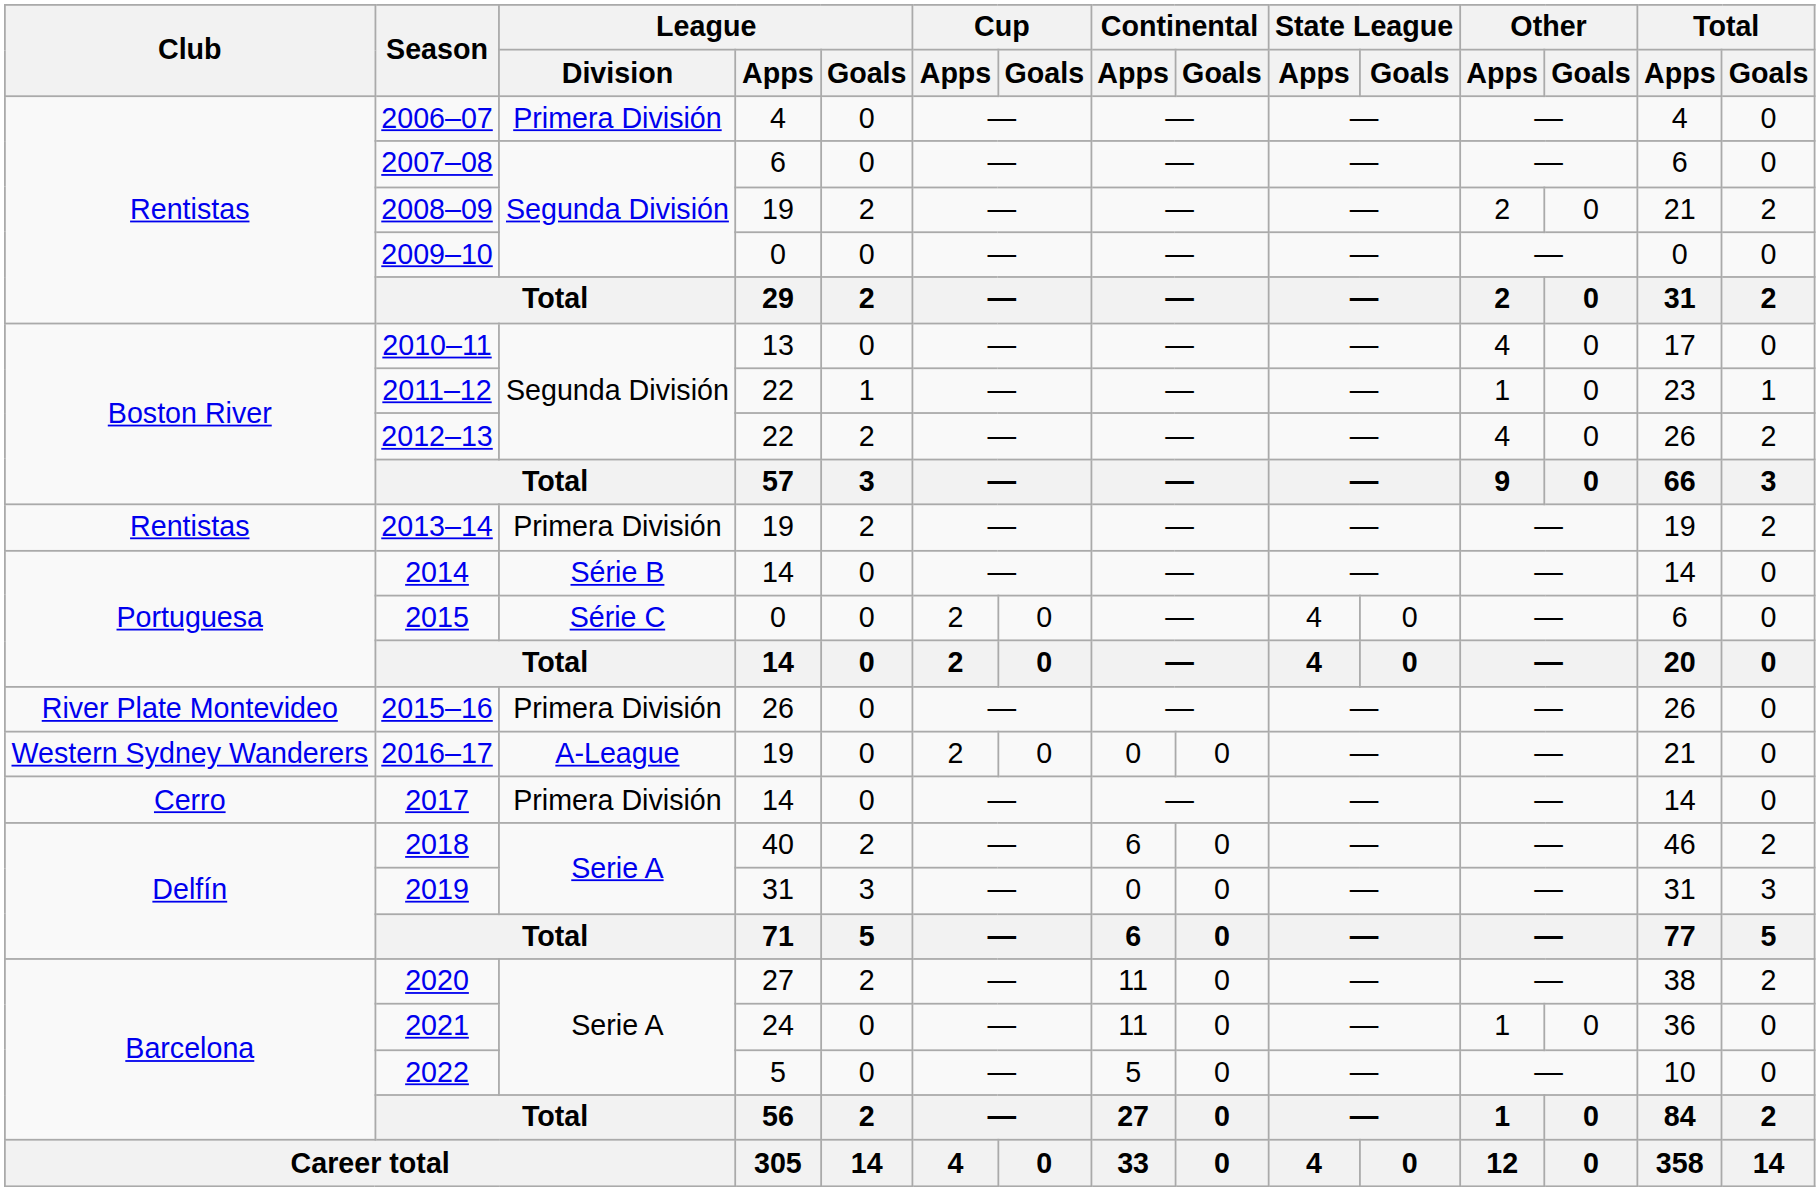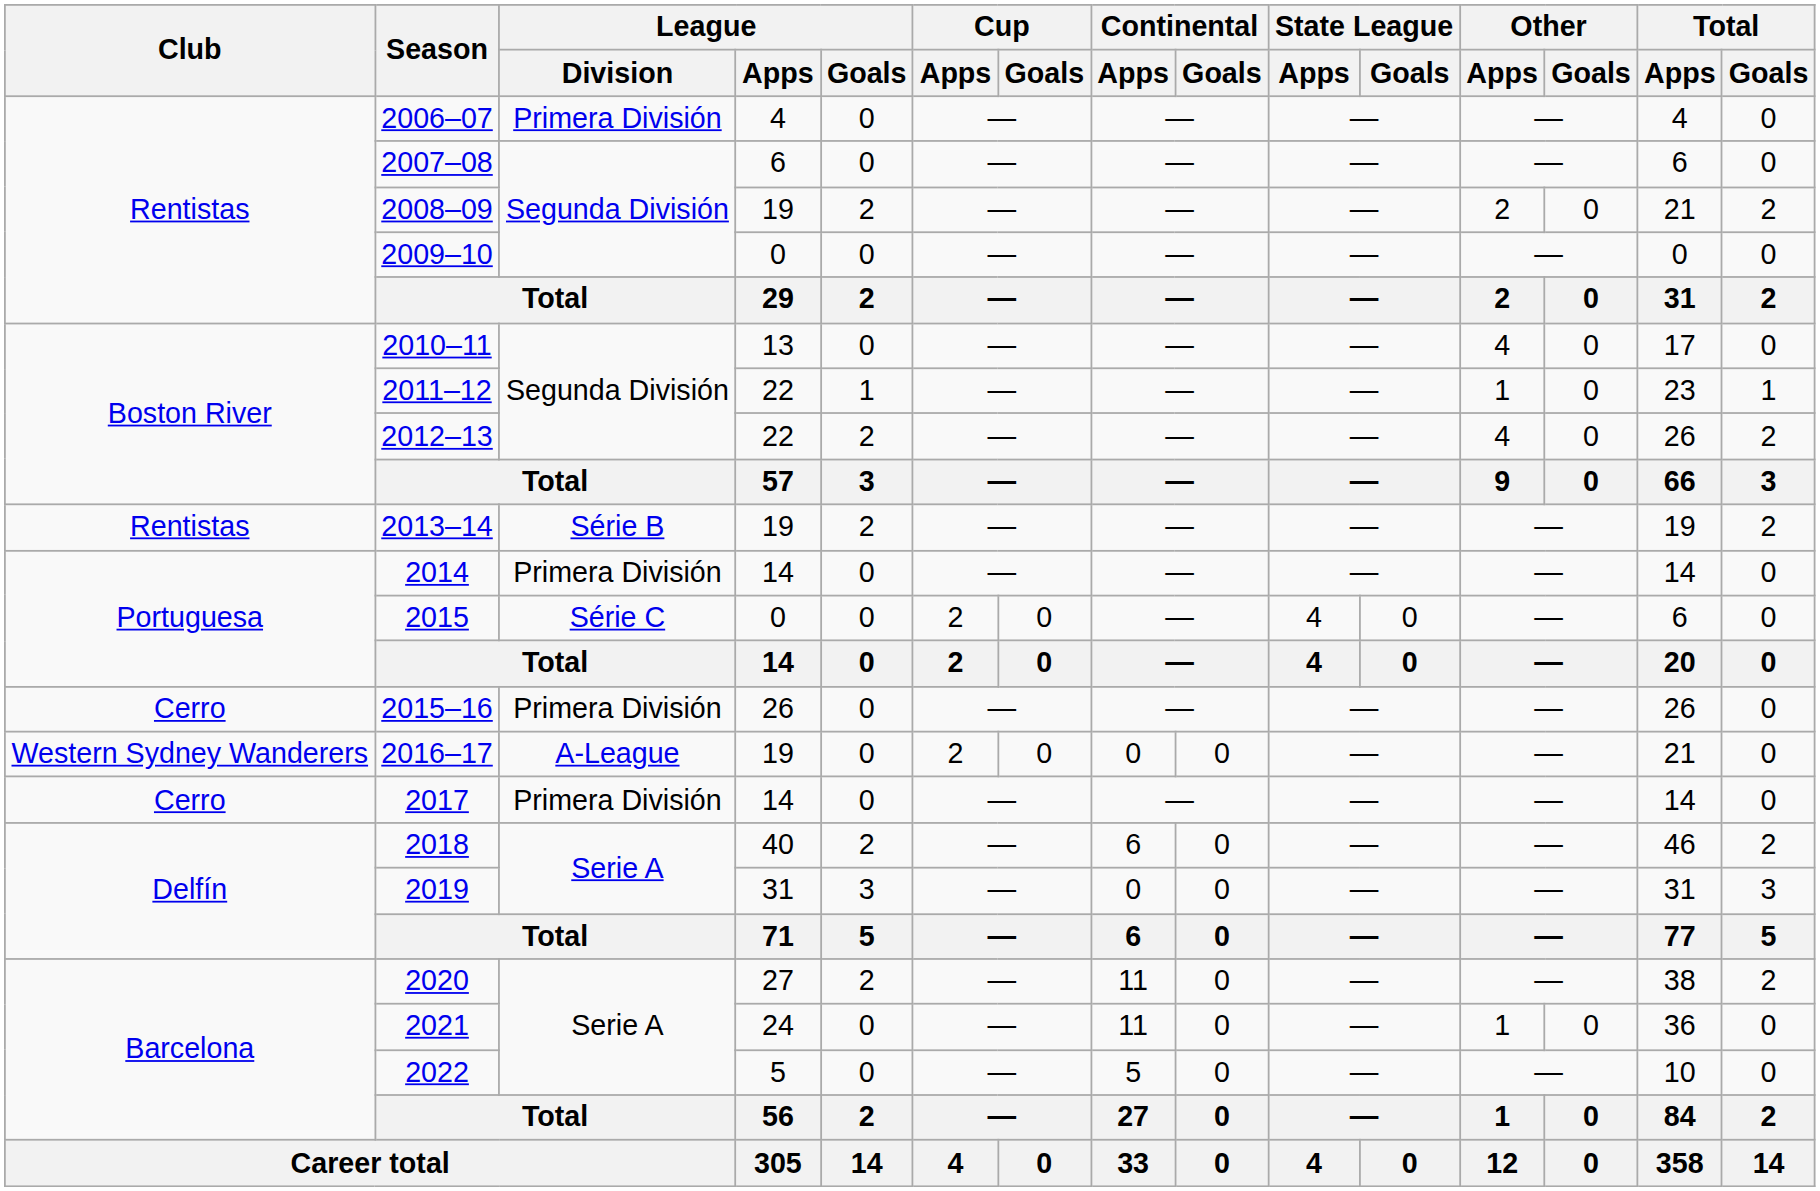(617, 526) Primera División -> (617, 526) Série B
(617, 572) Série B -> (617, 572) Primera División
(190, 708) River Plate Montevideo -> (190, 708) Cerro
